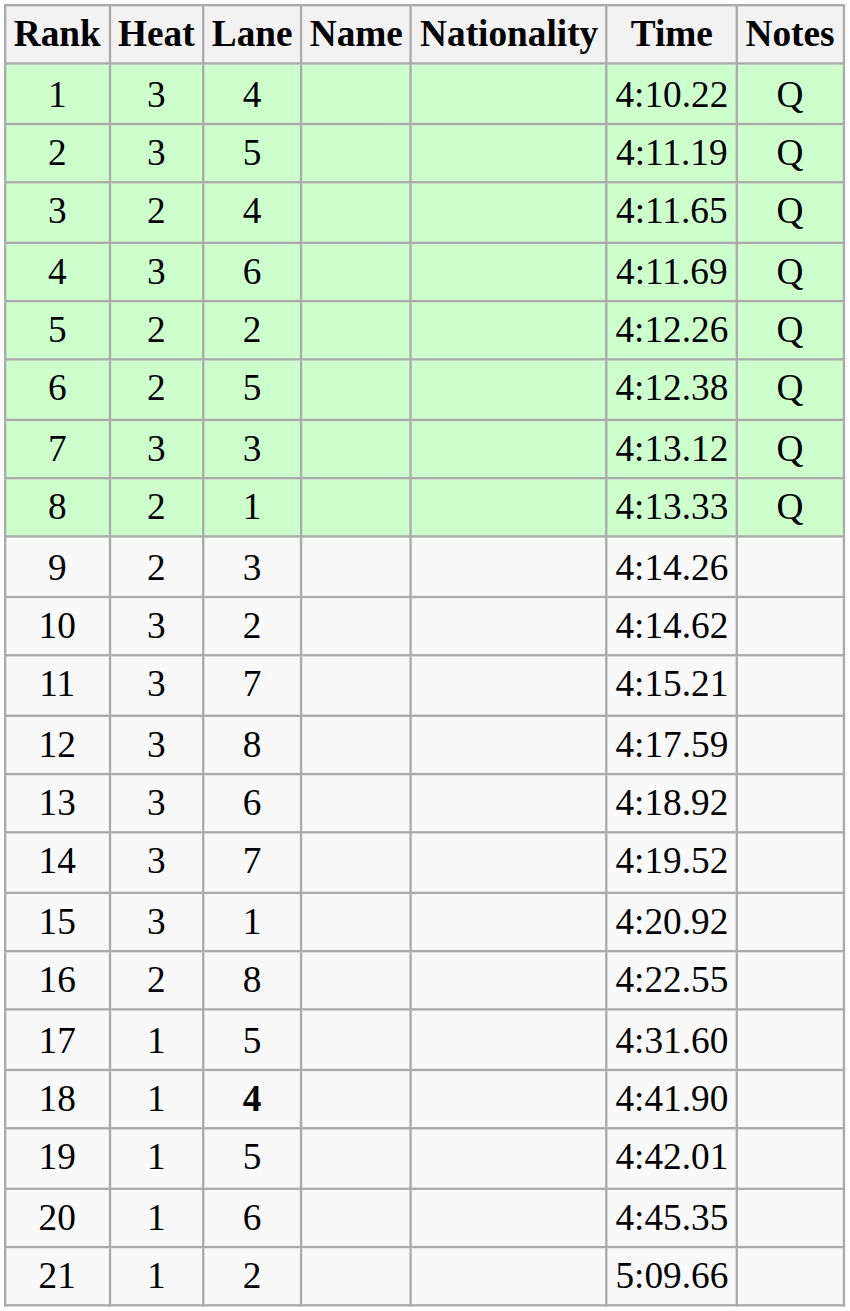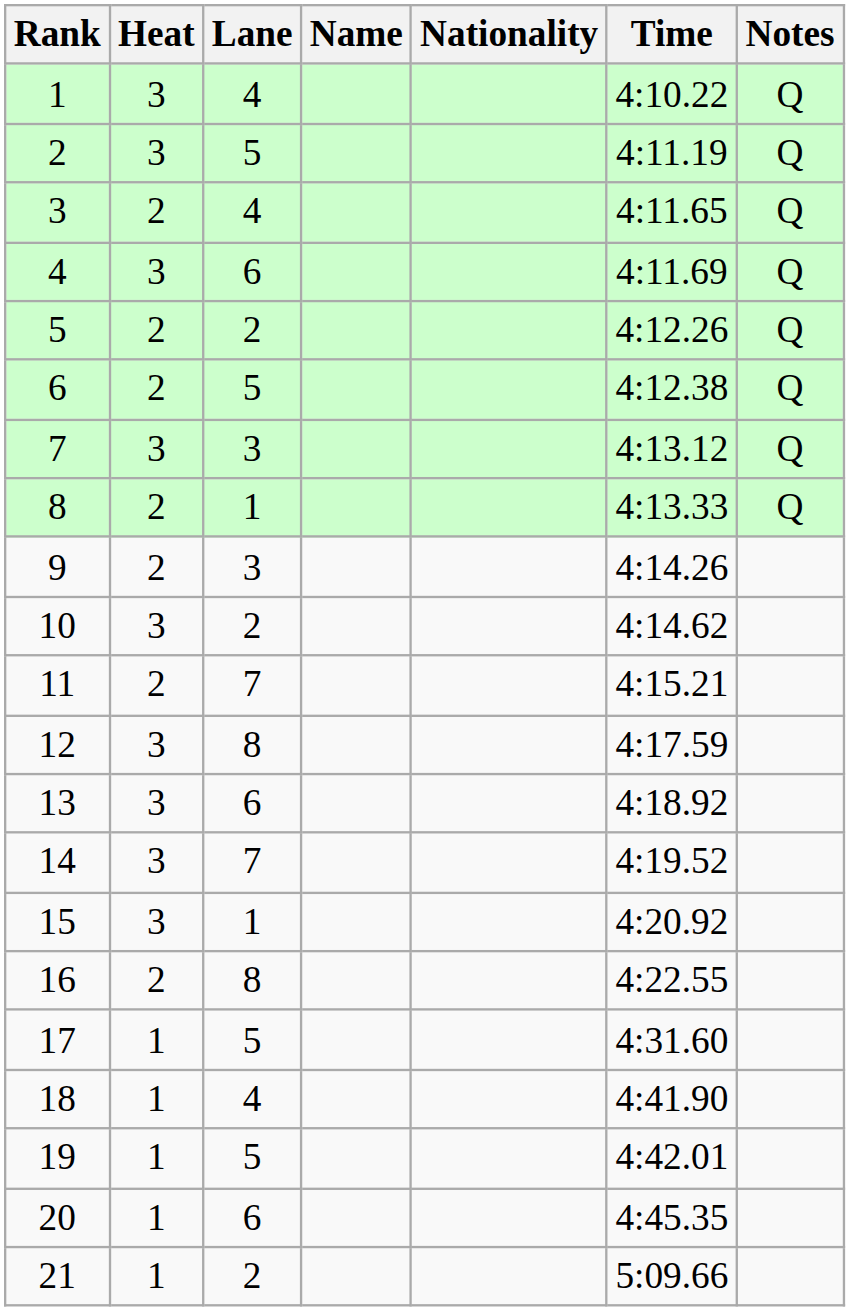(156, 684) 3 -> (156, 684) 2
(252, 1098) bold -> (252, 1098) normal
